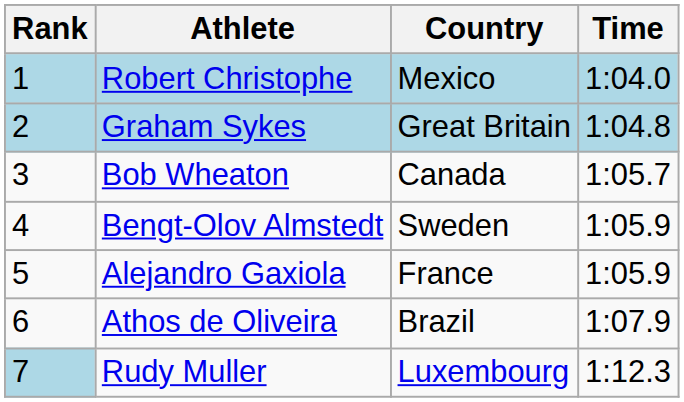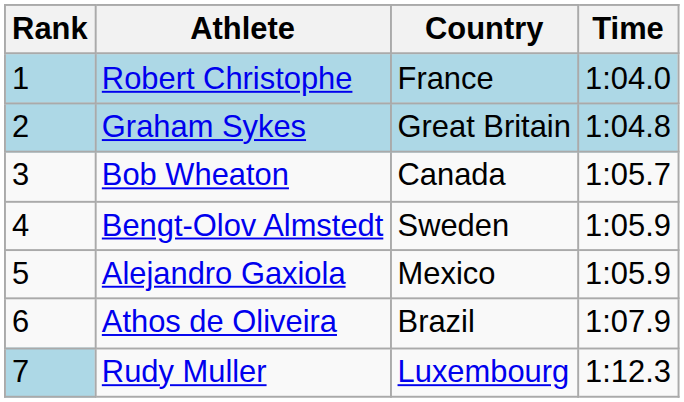(446, 77) Mexico -> (446, 77) France
(446, 273) France -> (446, 273) Mexico
